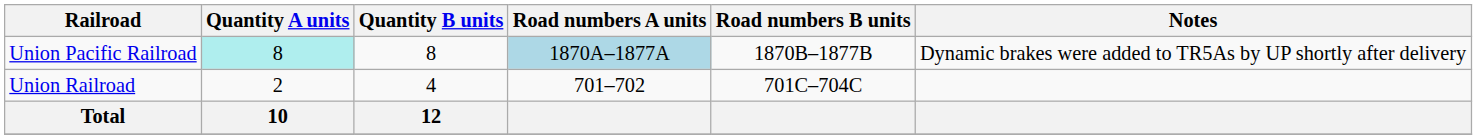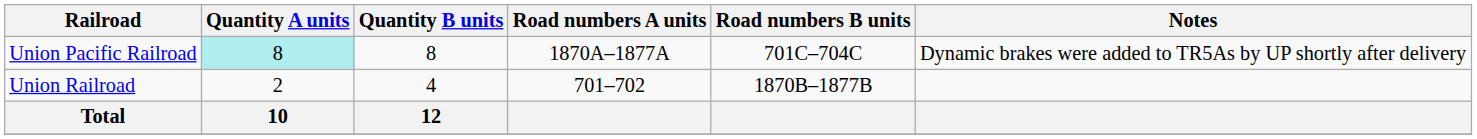(610, 52) lightblue background -> (610, 52) no background
(813, 52) 1870B–1877B -> (813, 52) 701C–704C
(813, 85) 701C–704C -> (813, 85) 1870B–1877B
